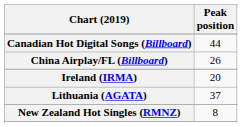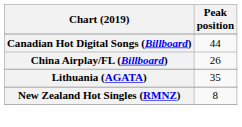- row: (99, 78)
(215, 95) 37 -> (215, 78) 35
